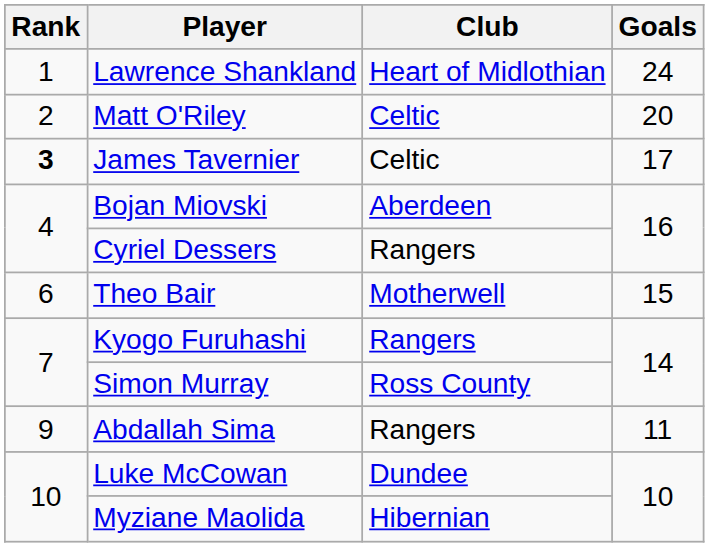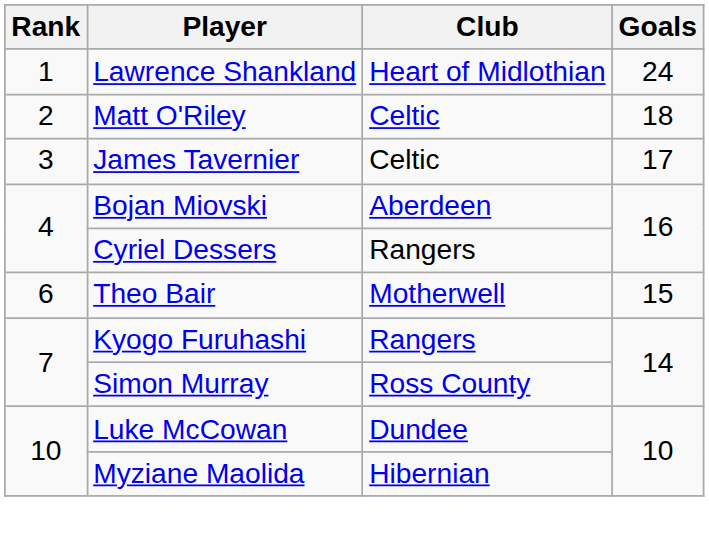(658, 116) 20 -> (658, 116) 18
(46, 160) bold -> (46, 160) normal
- row: (184, 428)
